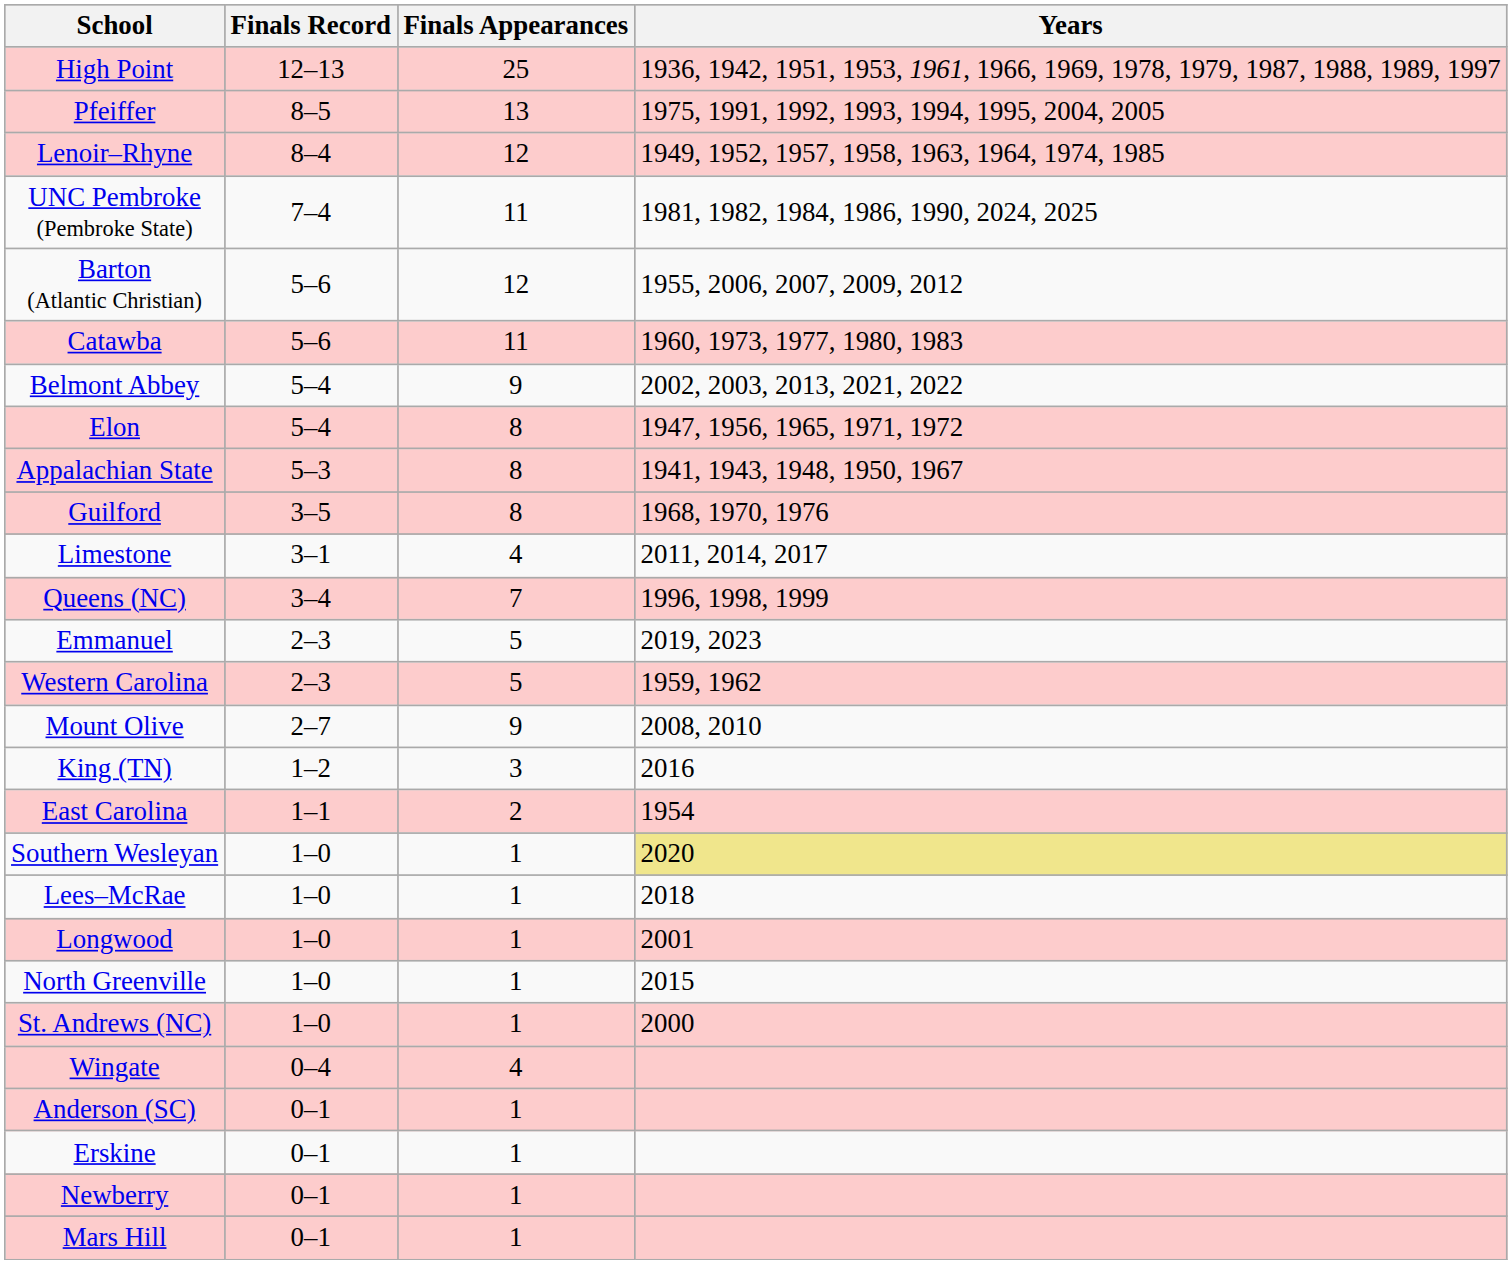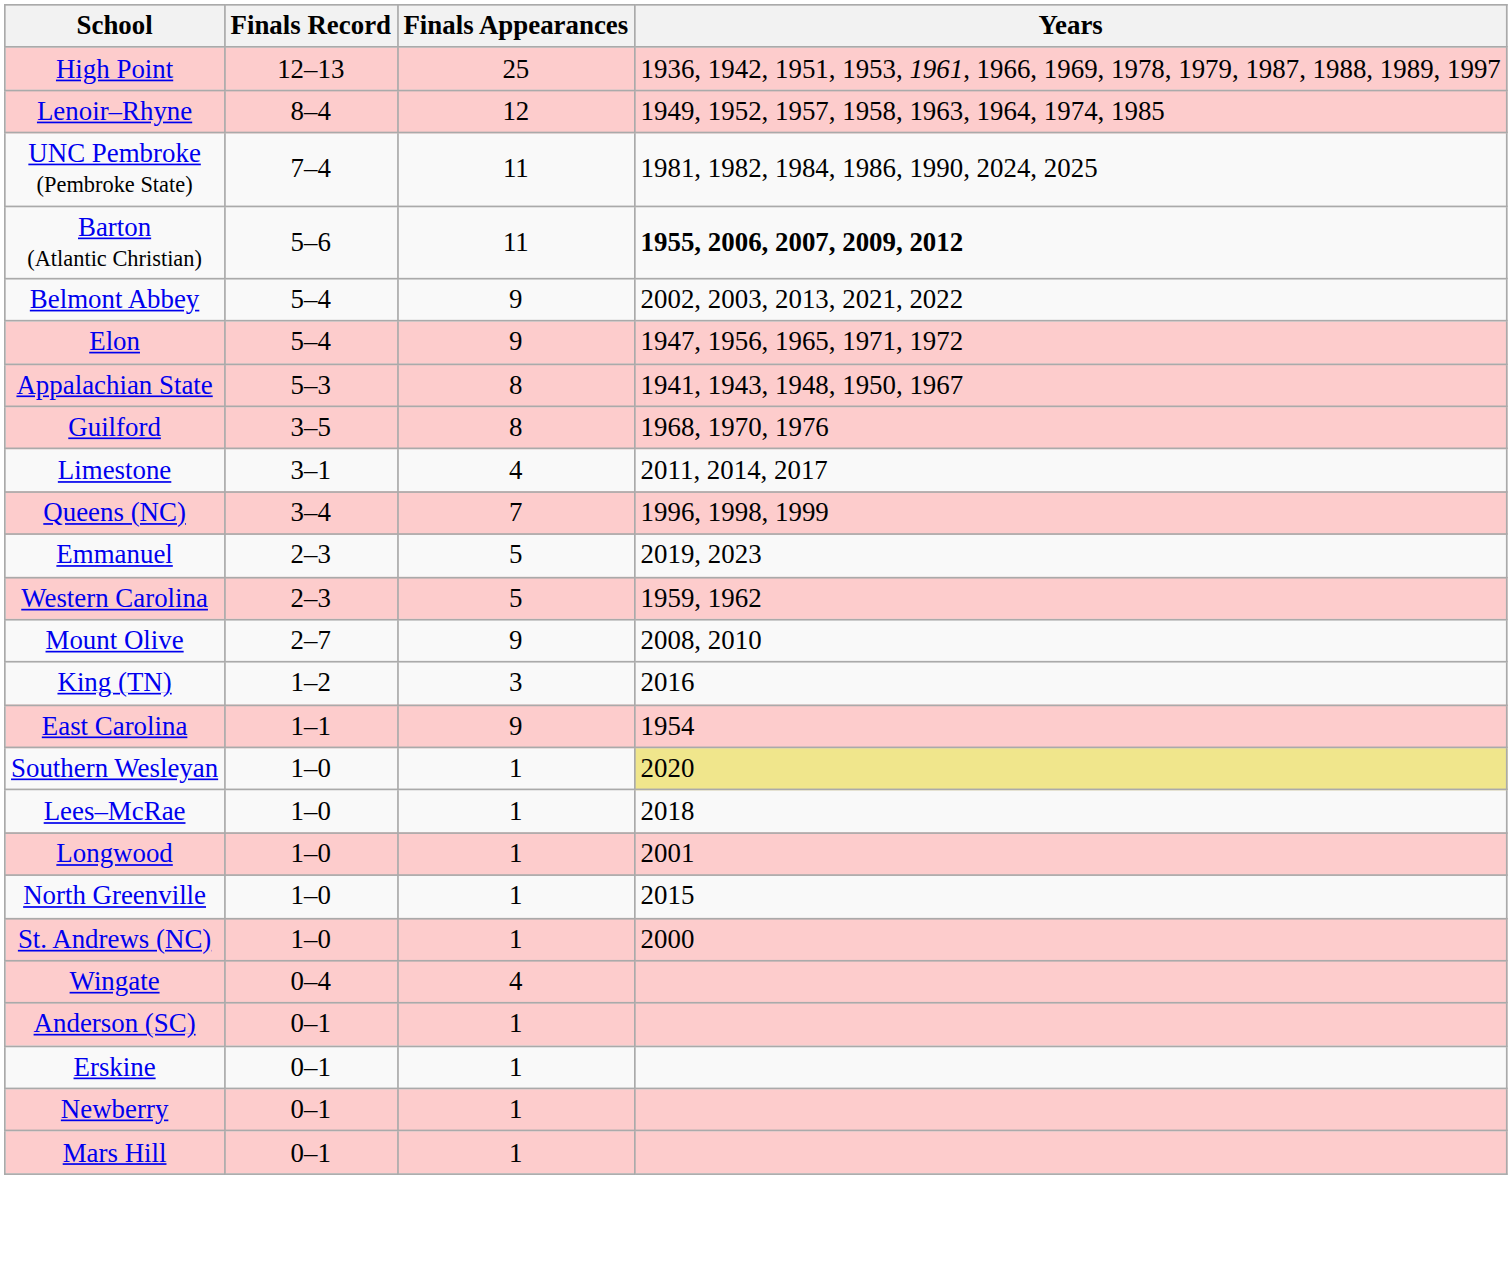- row: (115, 111)
(516, 284) 12 -> (516, 241) 11
(802, 284) normal -> (802, 241) bold
- row: (115, 342)
(516, 427) 8 -> (516, 342) 9
(516, 811) 2 -> (516, 725) 9
